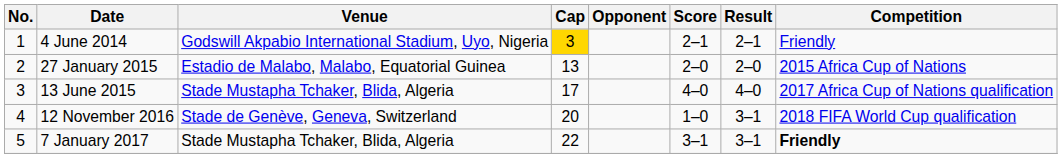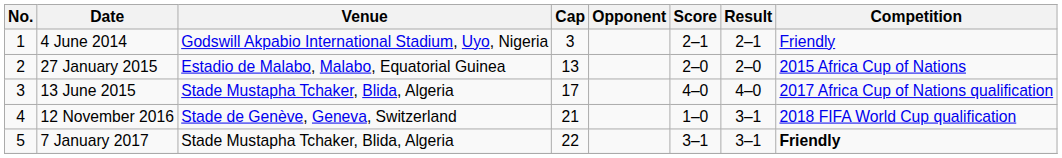(570, 41) gold background -> (570, 41) no background
(570, 116) 20 -> (570, 116) 21
